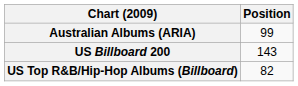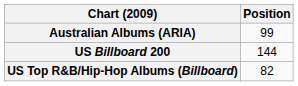(267, 52) 143 -> (267, 52) 144
